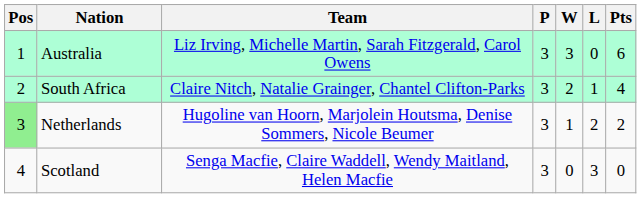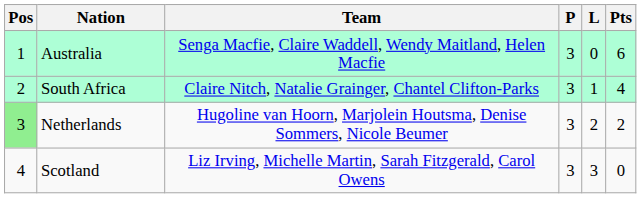- column: (569, 17)
(347, 53) Liz Irving, Michelle Martin, Sarah Fitzgerald, Carol Owens -> (362, 53) Senga Macfie, Claire Waddell, Wendy Maitland, Helen Macfie
(347, 170) Senga Macfie, Claire Waddell, Wendy Maitland, Helen Macfie -> (362, 170) Liz Irving, Michelle Martin, Sarah Fitzgerald, Carol Owens
